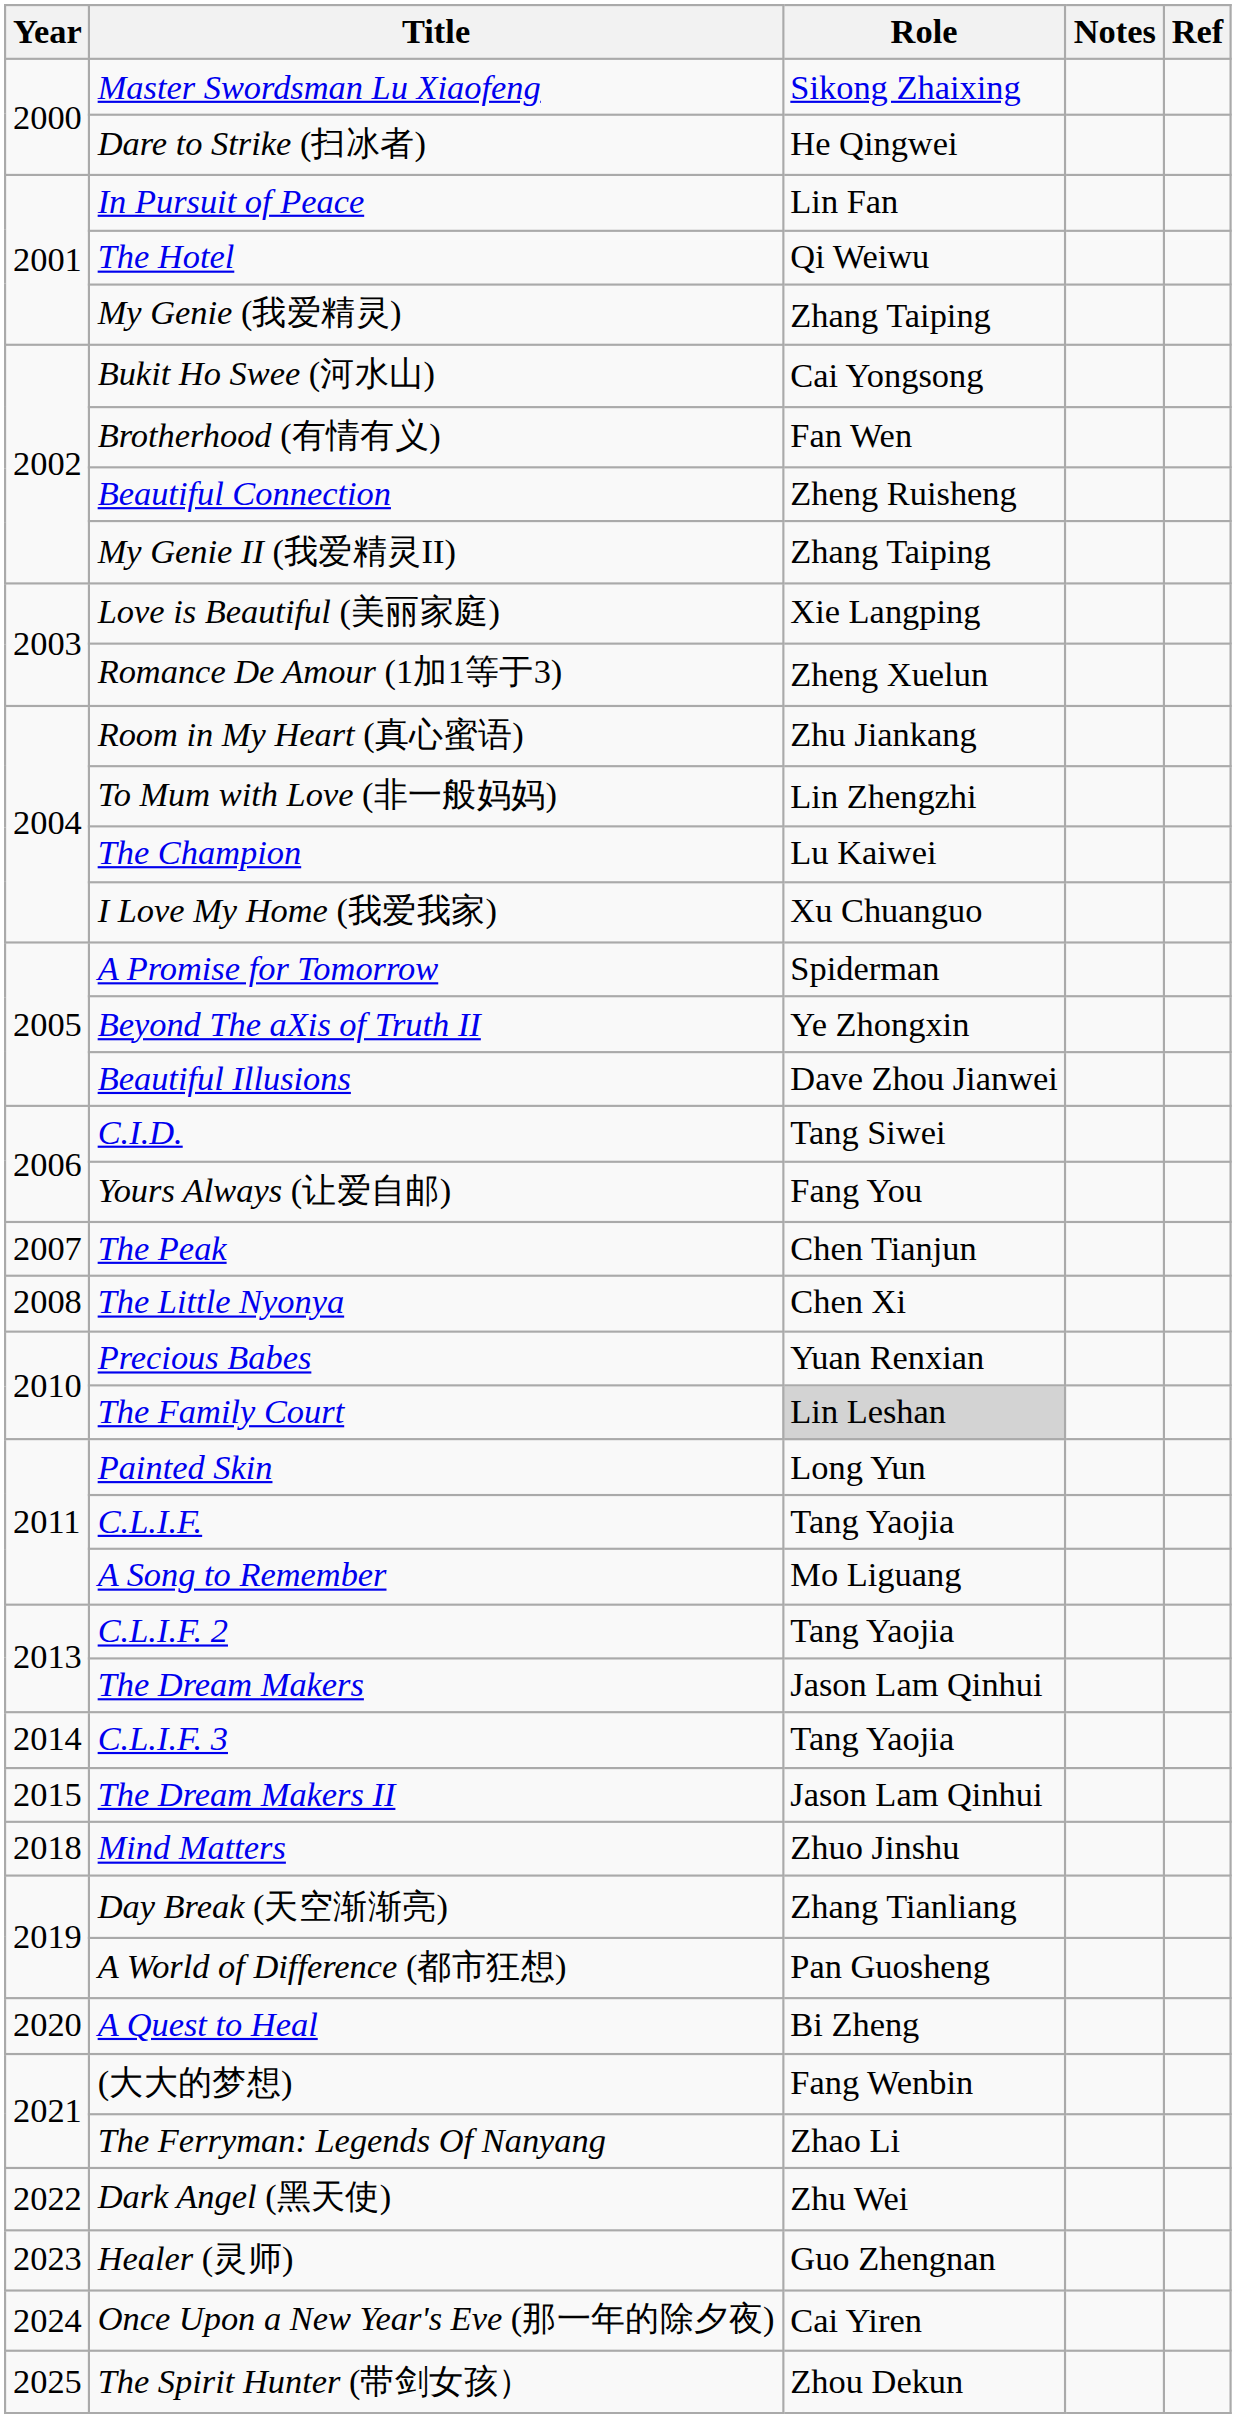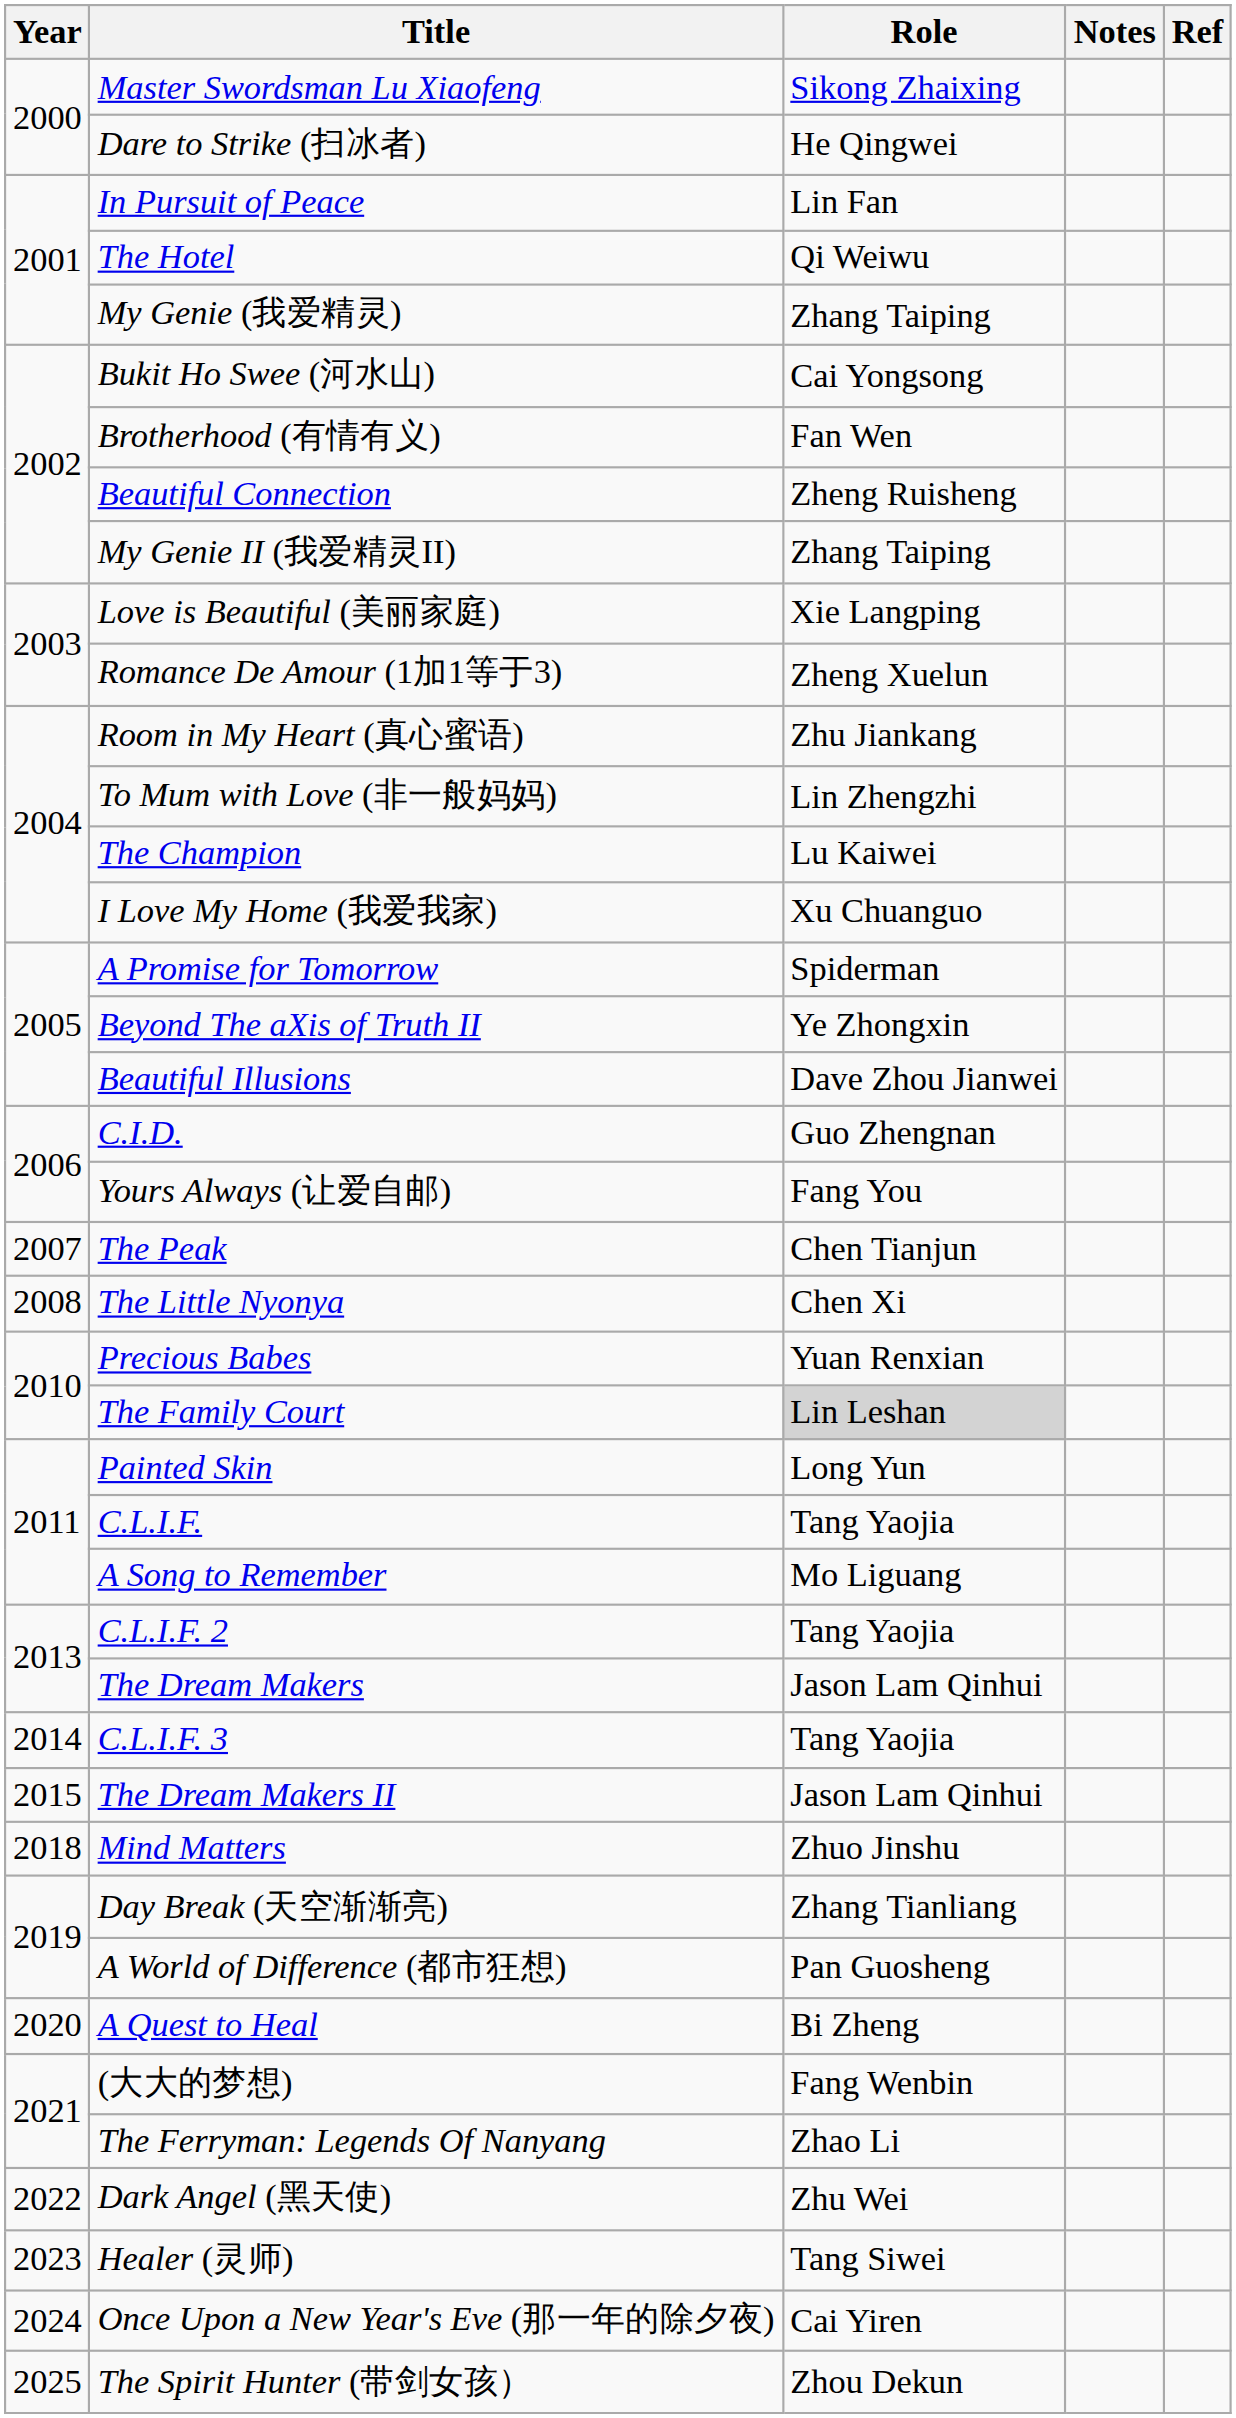(868, 1132) Tang Siwei -> (893, 1132) Guo Zhengnan
(893, 2259) Guo Zhengnan -> (868, 2259) Tang Siwei
